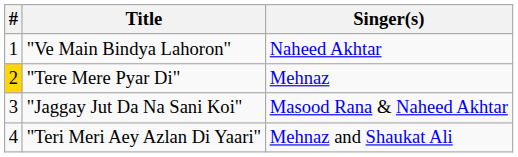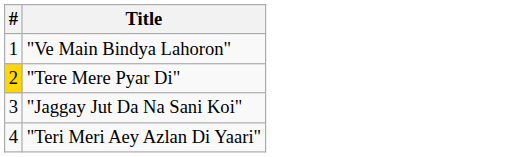- column: (389, 19)
